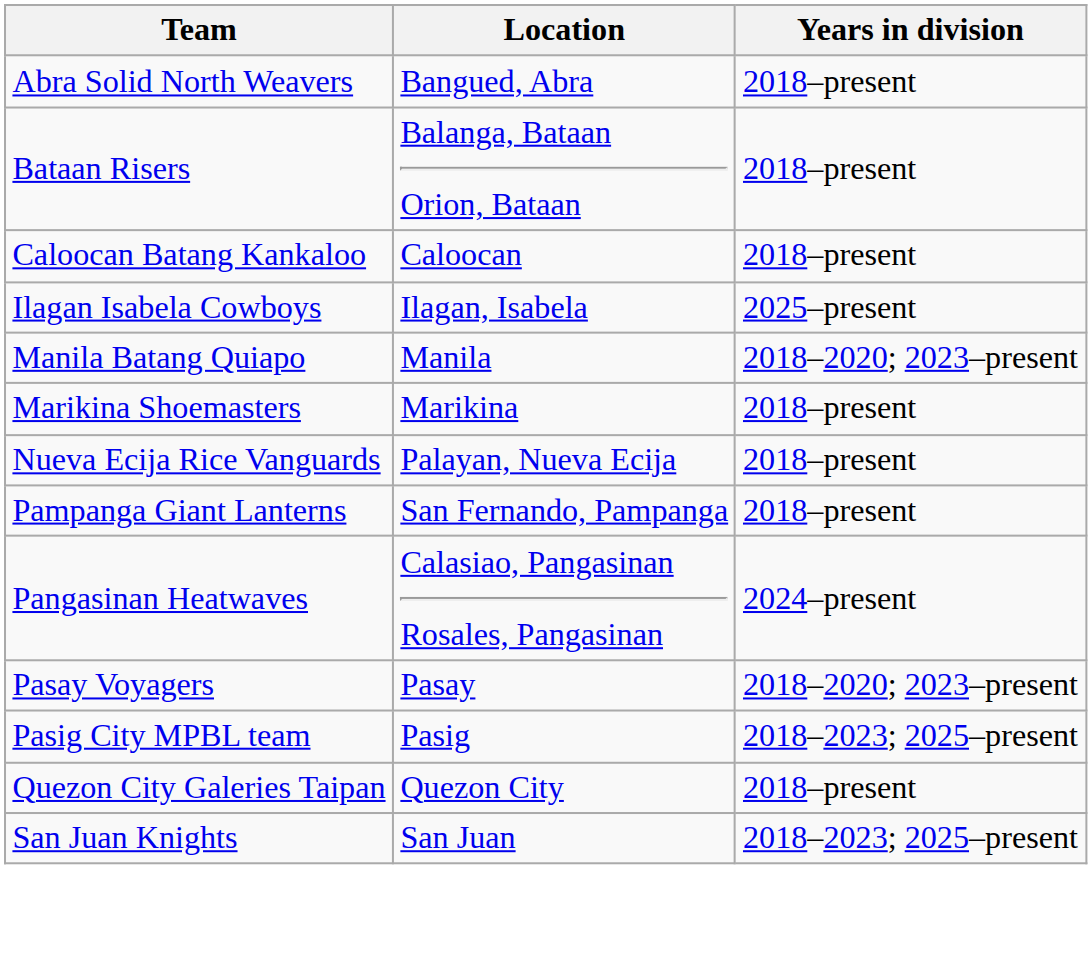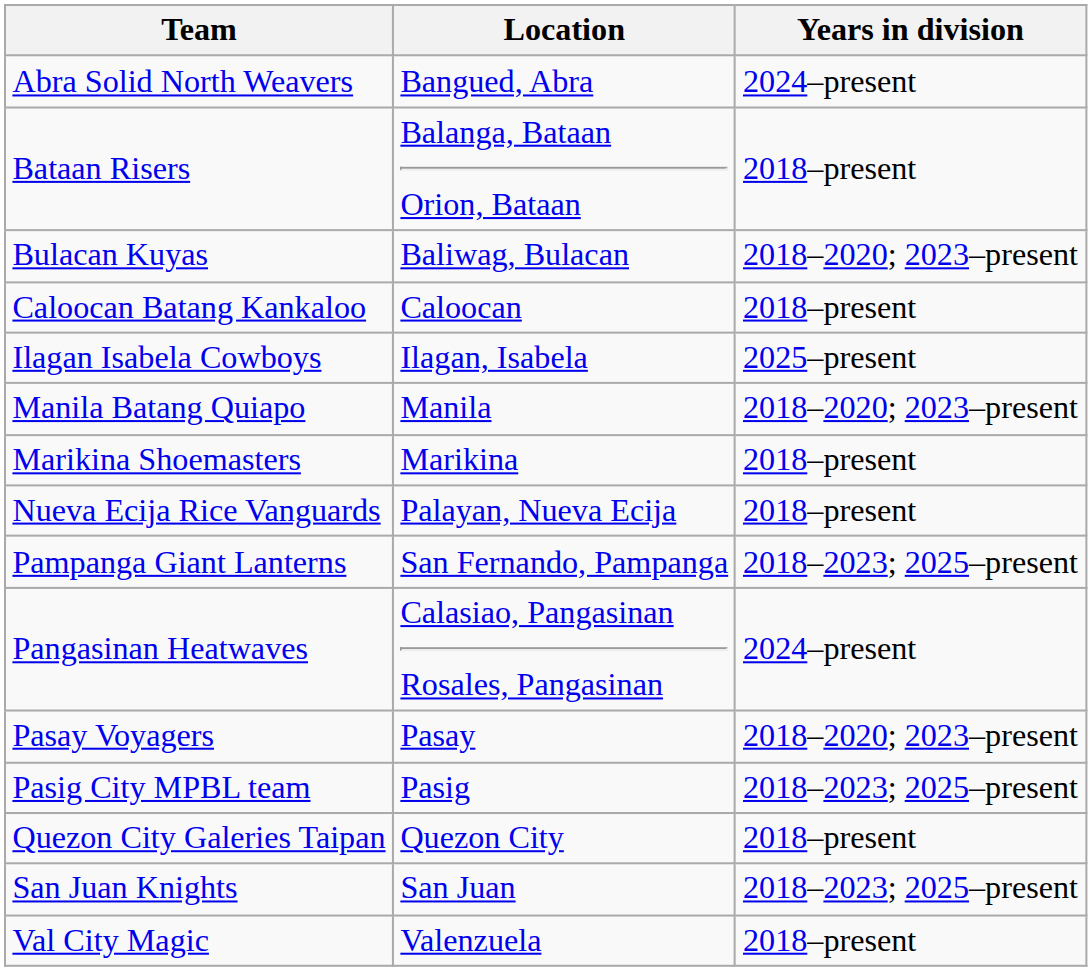(830, 81) 2018–present -> (830, 81) 2024–present
+ row: (110, 255)
(830, 510) 2018–present -> (910, 561) 2018–2023; 2025–present
+ row: (111, 939)
